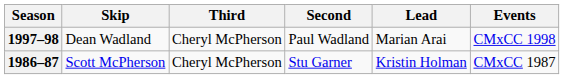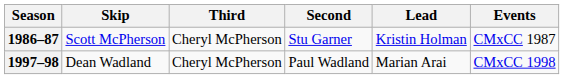rows swapped: (33, 62) <-> (33, 39)
